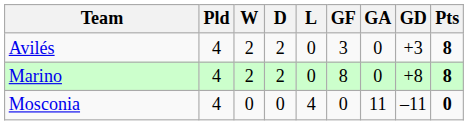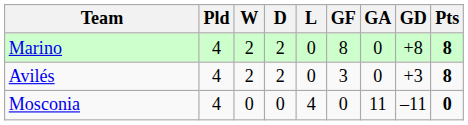rows swapped: (35, 76) <-> (32, 47)
